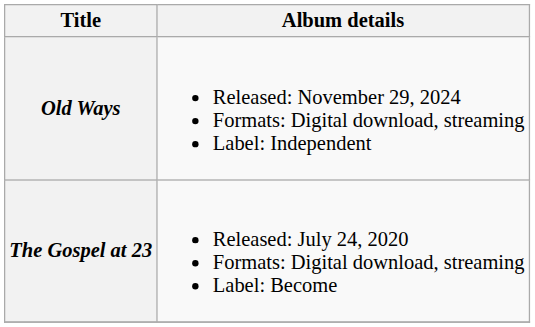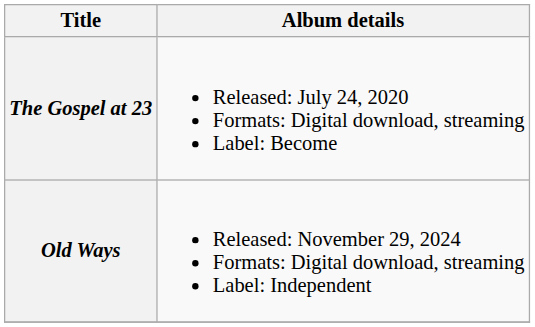rows swapped: (81, 250) <-> (81, 108)
